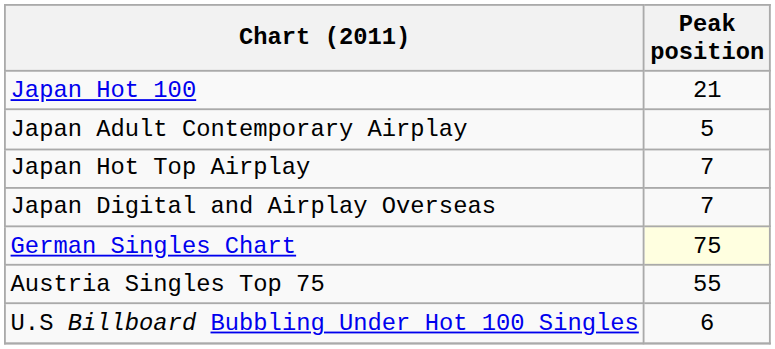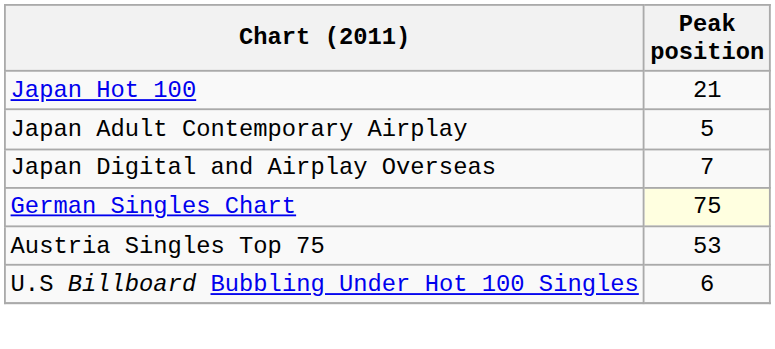- row: (160, 168)
(707, 284) 55 -> (707, 246) 53
